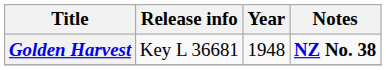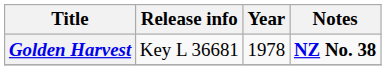(266, 49) 1948 -> (266, 49) 1978
